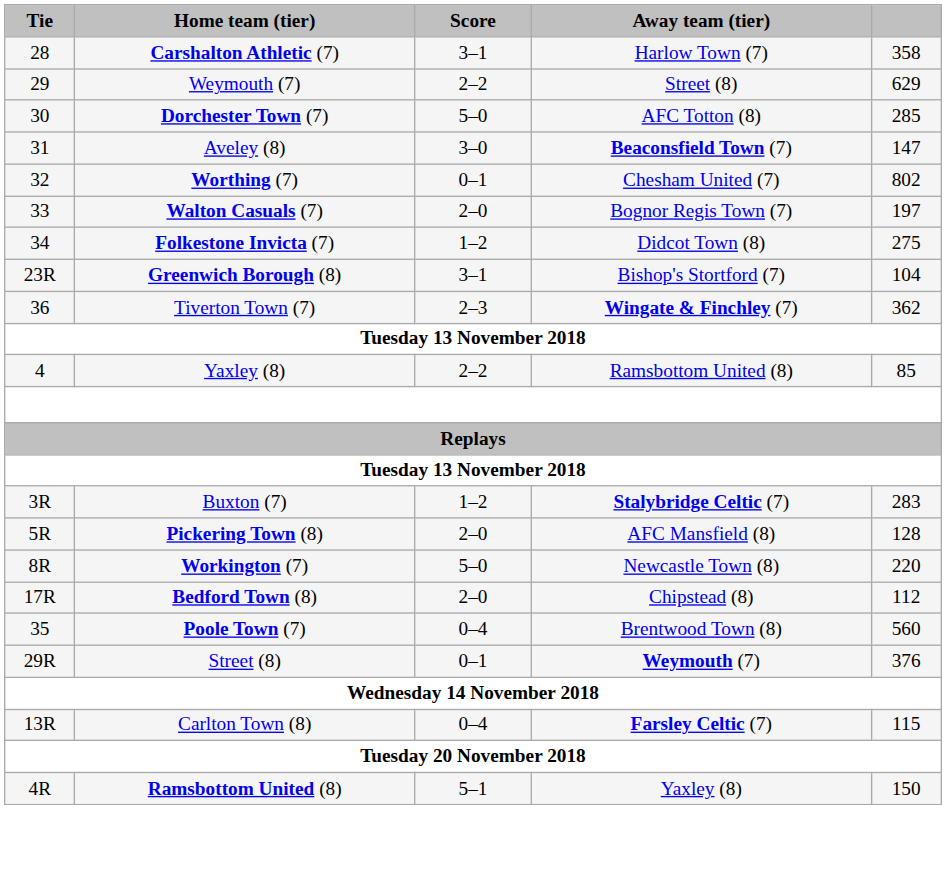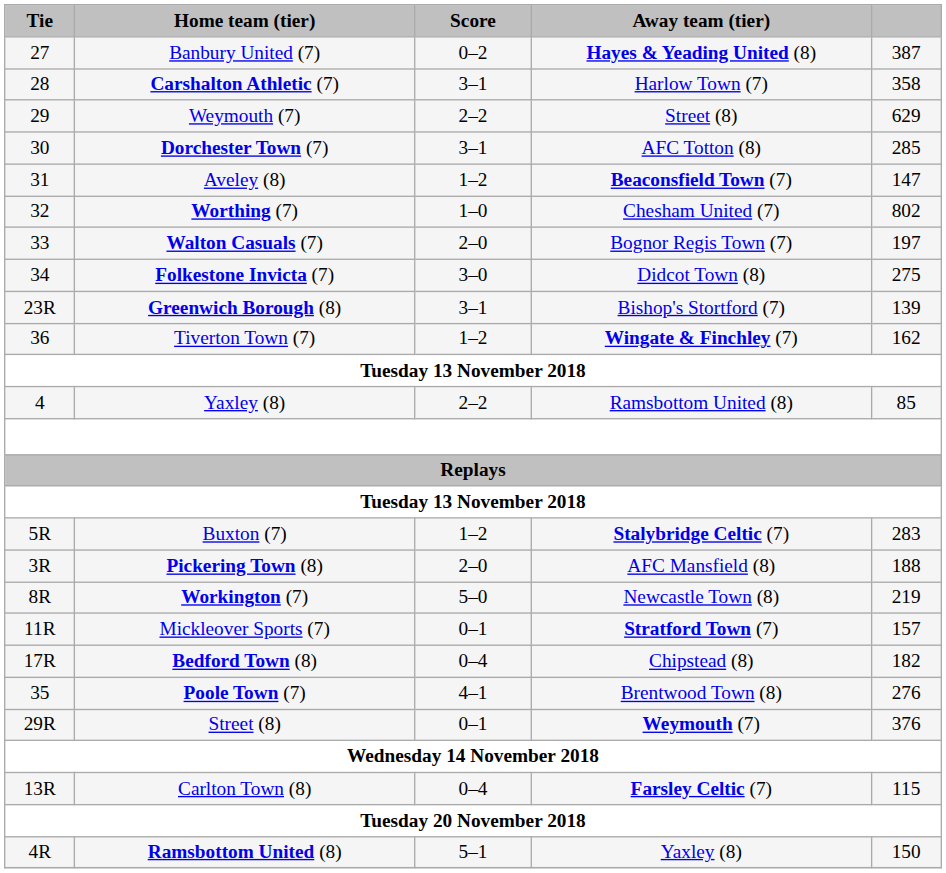+ row: (245, 52)
(473, 116) 5–0 -> (473, 148) 3–1
(473, 148) 3–0 -> (473, 179) 1–2
(473, 179) 0–1 -> (473, 211) 1–0
(473, 243) 1–2 -> (473, 275) 3–0
(906, 275) 104 -> (906, 307) 139
(473, 307) 2–3 -> (473, 339) 1–2
(906, 307) 362 -> (906, 339) 162
(40, 502) 3R -> (40, 534) 5R
(40, 534) 5R -> (40, 565) 3R
(906, 534) 128 -> (906, 565) 188
(906, 565) 220 -> (906, 597) 219
+ row: (245, 629)
(473, 597) 2–0 -> (473, 661) 0–4
(906, 597) 112 -> (906, 661) 182
(473, 629) 0–4 -> (473, 693) 4–1
(906, 629) 560 -> (906, 693) 276
